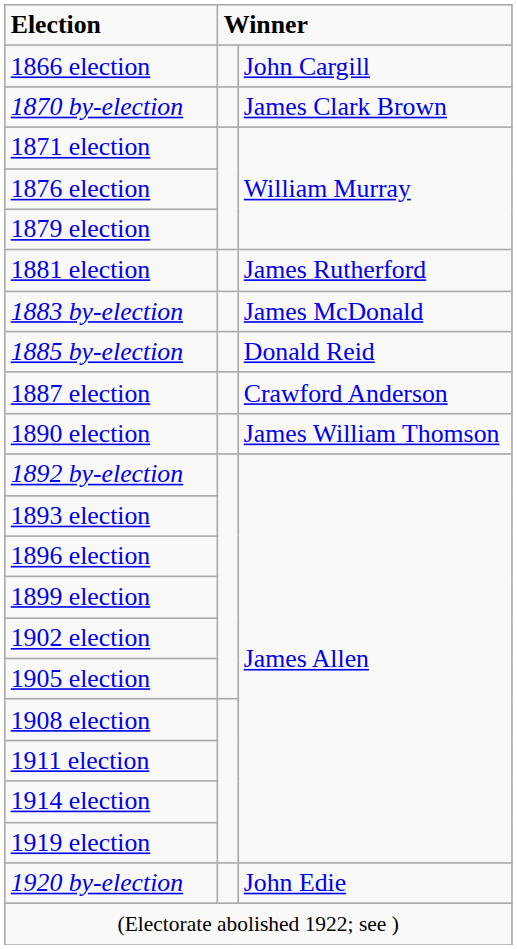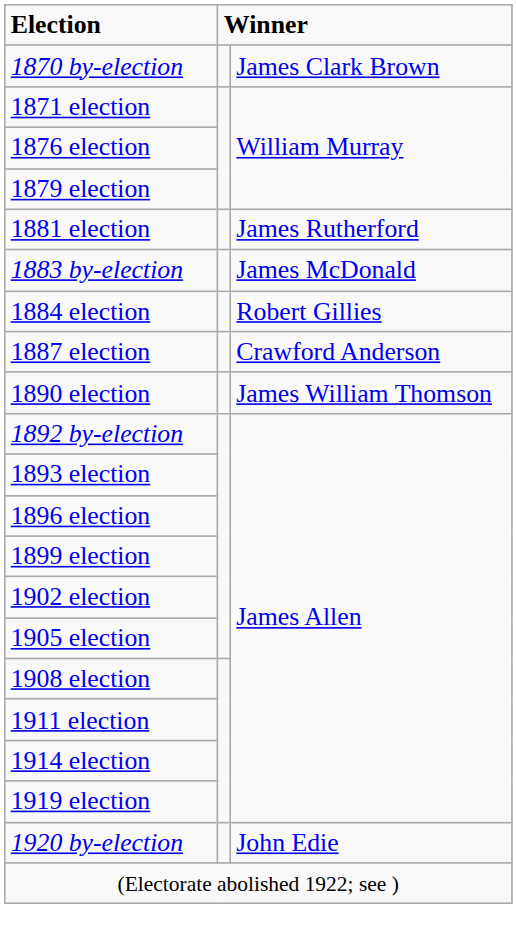- row: (80, 65)
+ row: (80, 310)
- row: (97, 351)
